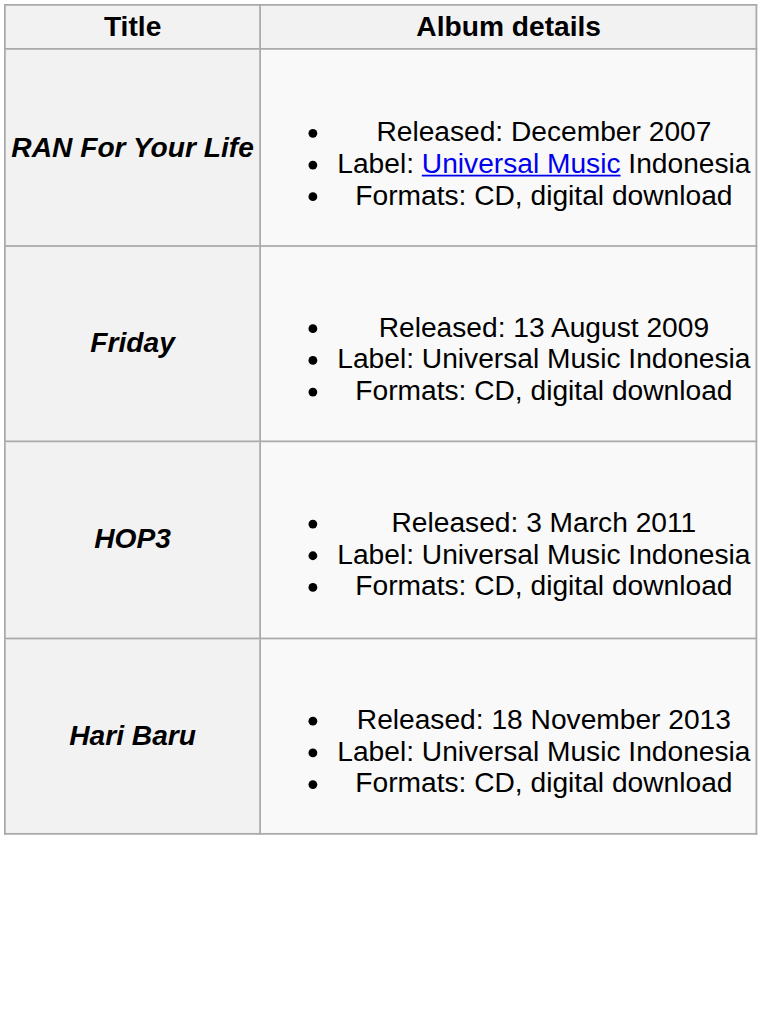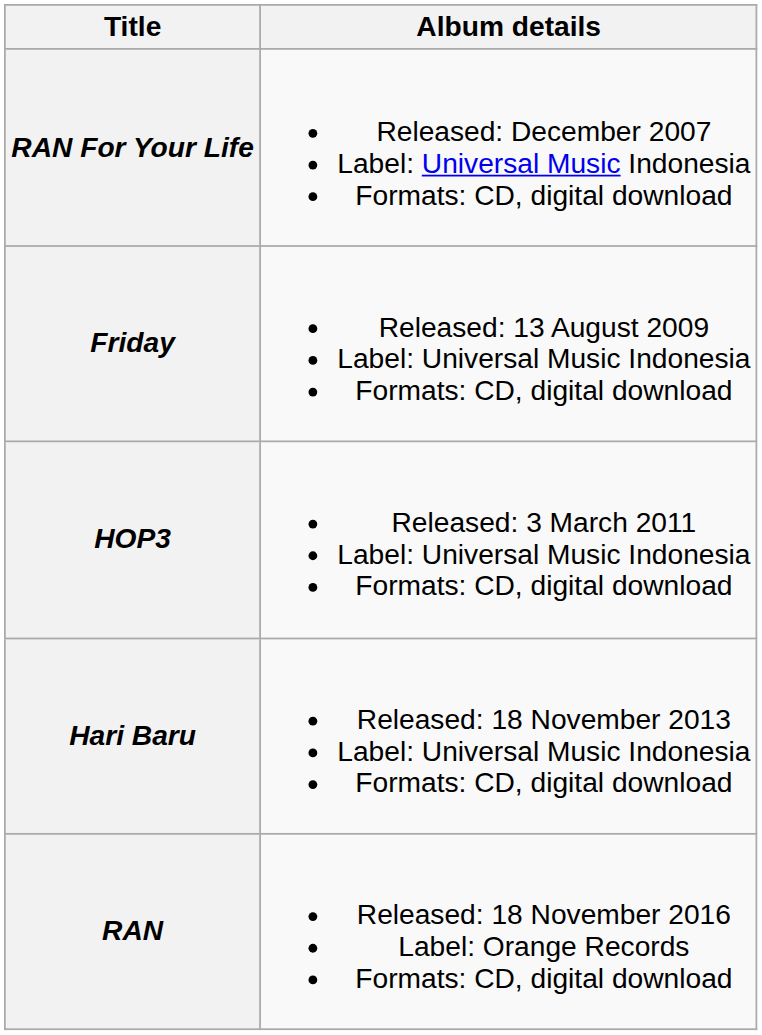+ row: (133, 931)
